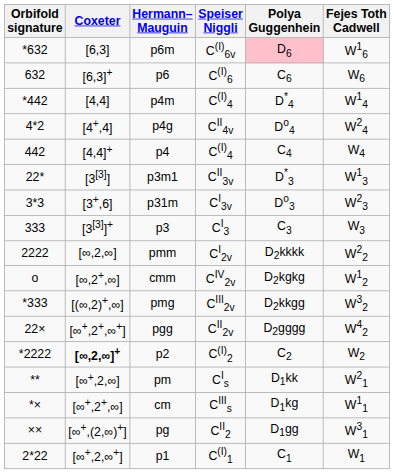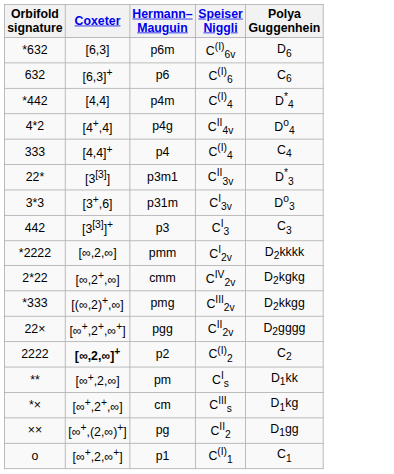- column: (356, 21)
(284, 50) pink background -> (284, 50) no background
(35, 151) 442 -> (35, 151) 333
(35, 227) 333 -> (35, 227) 442
(35, 253) 2222 -> (35, 253) *2222
(35, 278) o -> (35, 278) 2*22
(35, 354) *2222 -> (35, 354) 2222
(35, 455) 2*22 -> (35, 455) o
